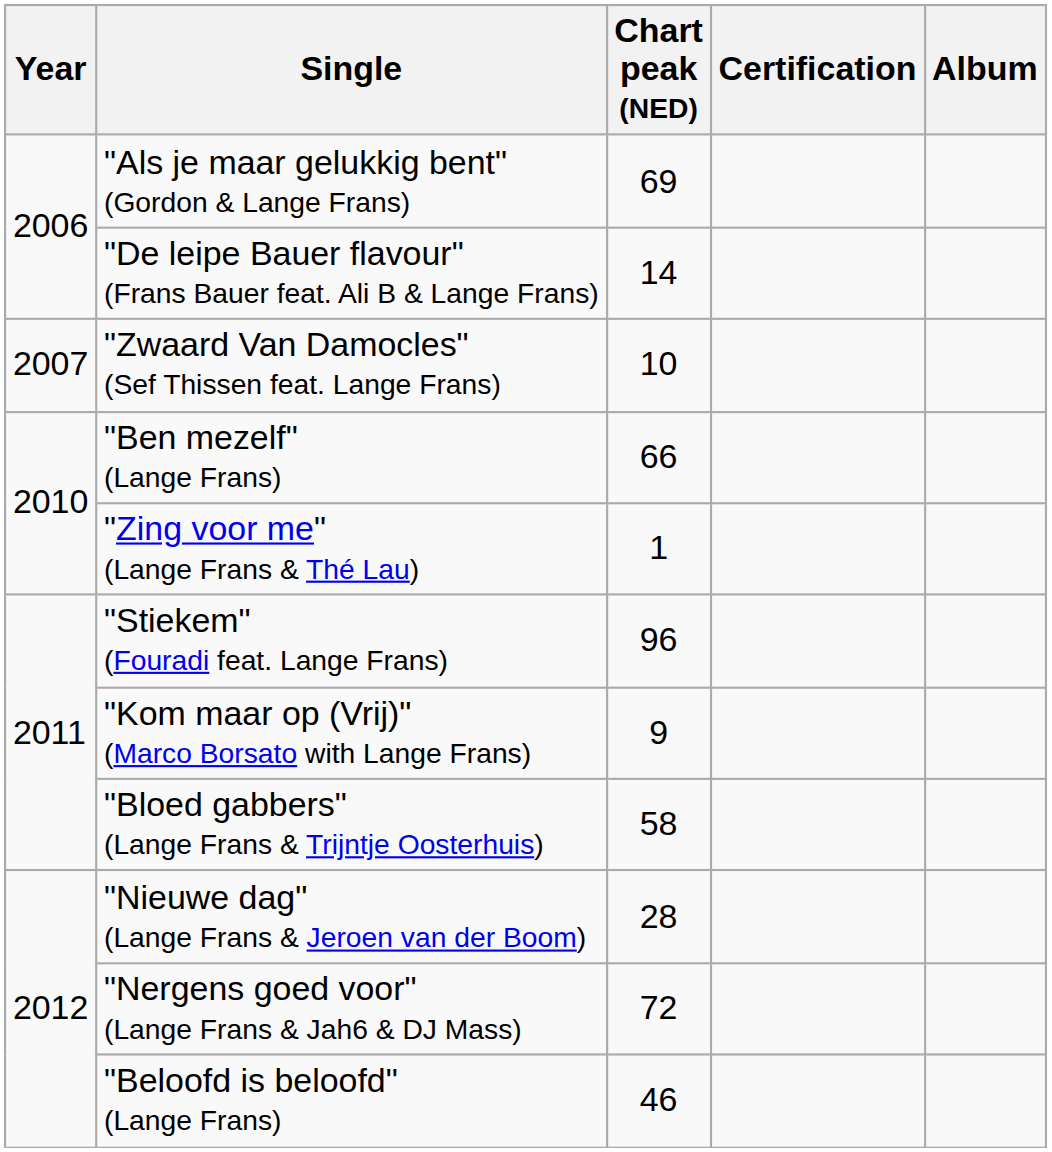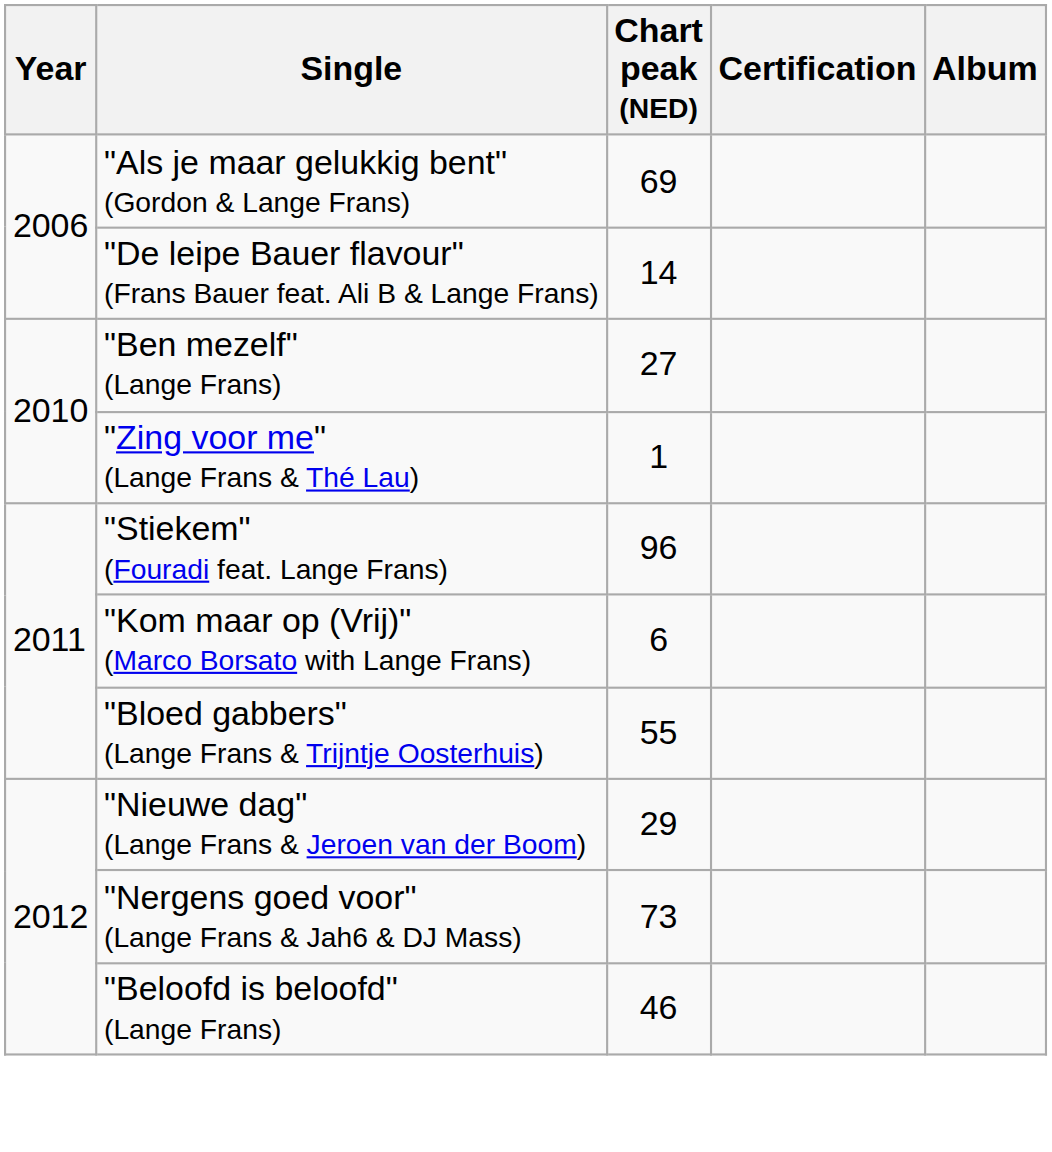- row: (302, 364)
(659, 456) 66 -> (659, 364) 27
(659, 732) 9 -> (659, 640) 6
(659, 824) 58 -> (659, 732) 55
(659, 916) 28 -> (659, 824) 29
(659, 1008) 72 -> (659, 916) 73
